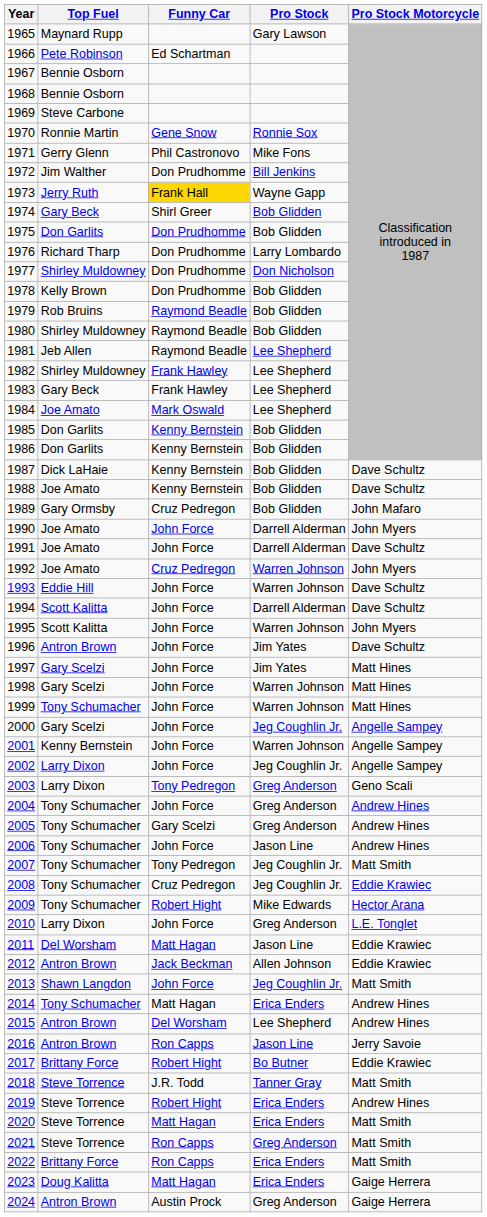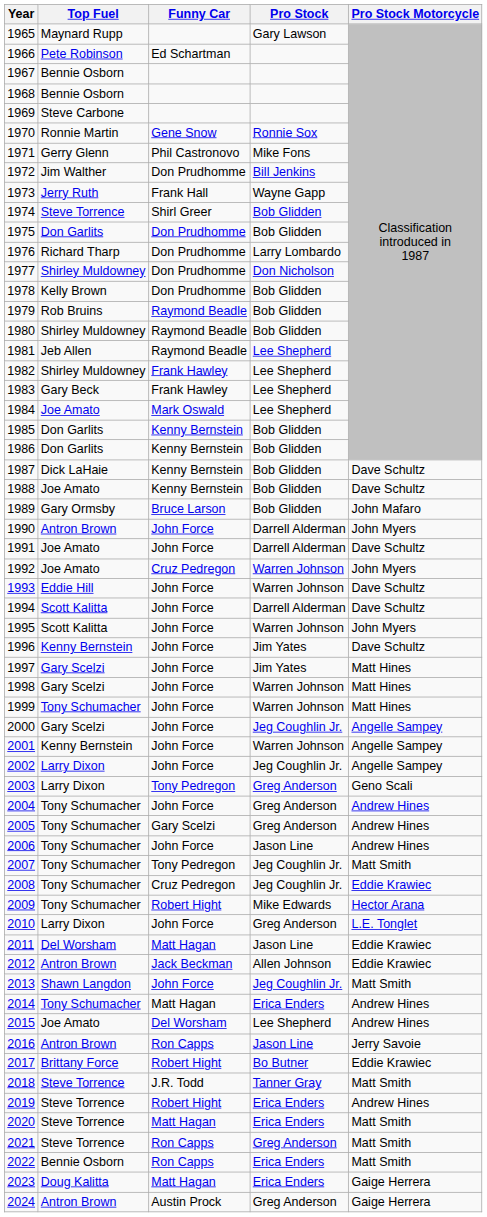(180, 192) gold background -> (180, 192) no background
(70, 212) Gary Beck -> (83, 212) Steve Torrence
(193, 509) Cruz Pedregon -> (188, 509) Bruce Larson
(70, 529) Joe Amato -> (79, 529) Antron Brown
(79, 647) Antron Brown -> (87, 647) Kenny Bernstein
(79, 1023) Antron Brown -> (70, 1023) Joe Amato
(80, 1162) Brittany Force -> (82, 1162) Bennie Osborn
